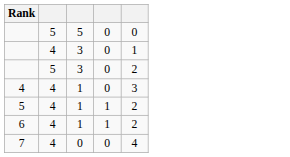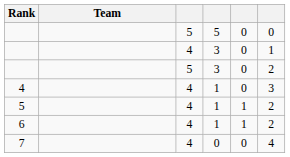+ column: (107, 13)
